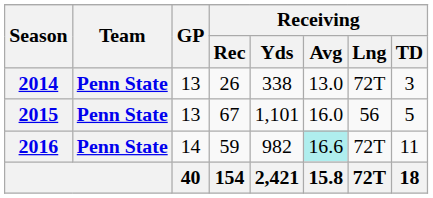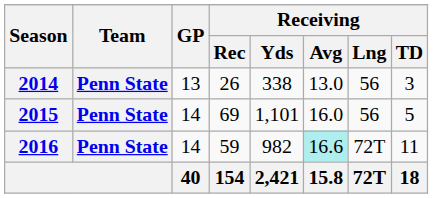(369, 83) 72T -> (369, 83) 56
(191, 114) 13 -> (191, 114) 14
(230, 114) 67 -> (230, 114) 69
